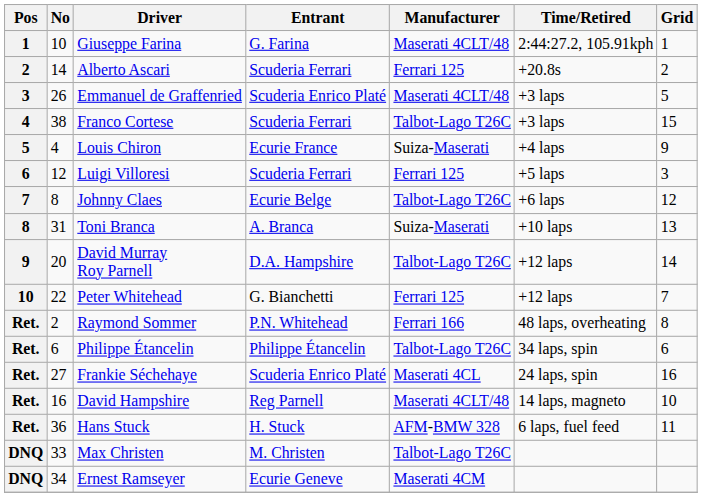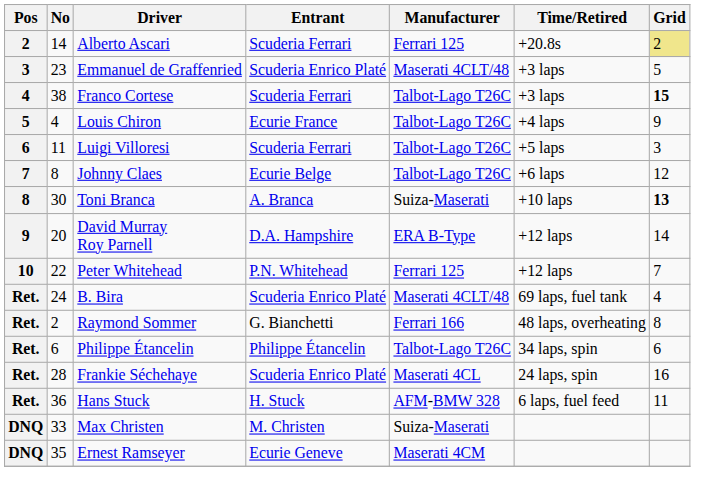- row: (129, 43)
(665, 69) no background -> (657, 43) khaki background
(59, 95) 26 -> (59, 69) 23
(669, 121) normal -> (661, 95) bold
(441, 148) Suiza-Maserati -> (452, 121) Talbot-Lago T26C
(59, 174) 12 -> (58, 148) 11
(429, 174) Ferrari 125 -> (452, 148) Talbot-Lago T26C
(59, 226) 31 -> (59, 200) 30
(669, 226) normal -> (661, 200) bold
(452, 261) Talbot-Lago T26C -> (434, 235) ERA B-Type
(291, 297) G. Bianchetti -> (298, 271) P.N. Whitehead
+ row: (100, 297)
(298, 323) P.N. Whitehead -> (291, 323) G. Bianchetti
(59, 375) 27 -> (59, 375) 28
- row: (133, 401)
(452, 453) Talbot-Lago T26C -> (441, 427) Suiza-Maserati
(59, 479) 34 -> (59, 453) 35
